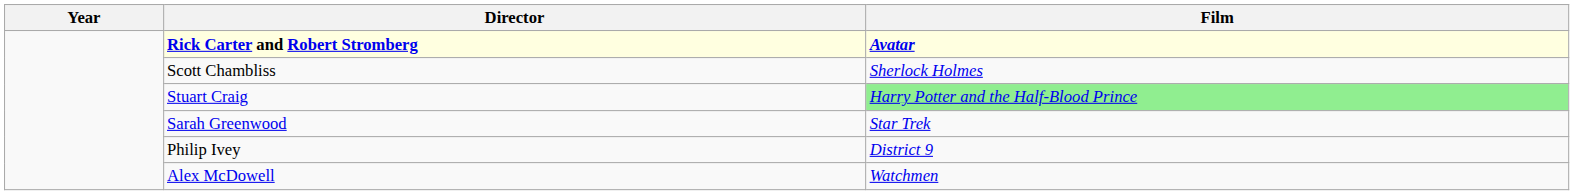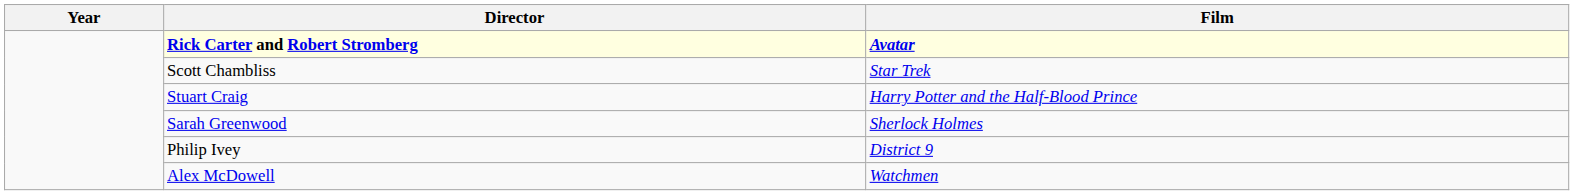(926, 70) Sherlock Holmes -> (900, 70) Star Trek
(1003, 96) lightgreen background -> (1003, 96) no background
(900, 123) Star Trek -> (926, 123) Sherlock Holmes
